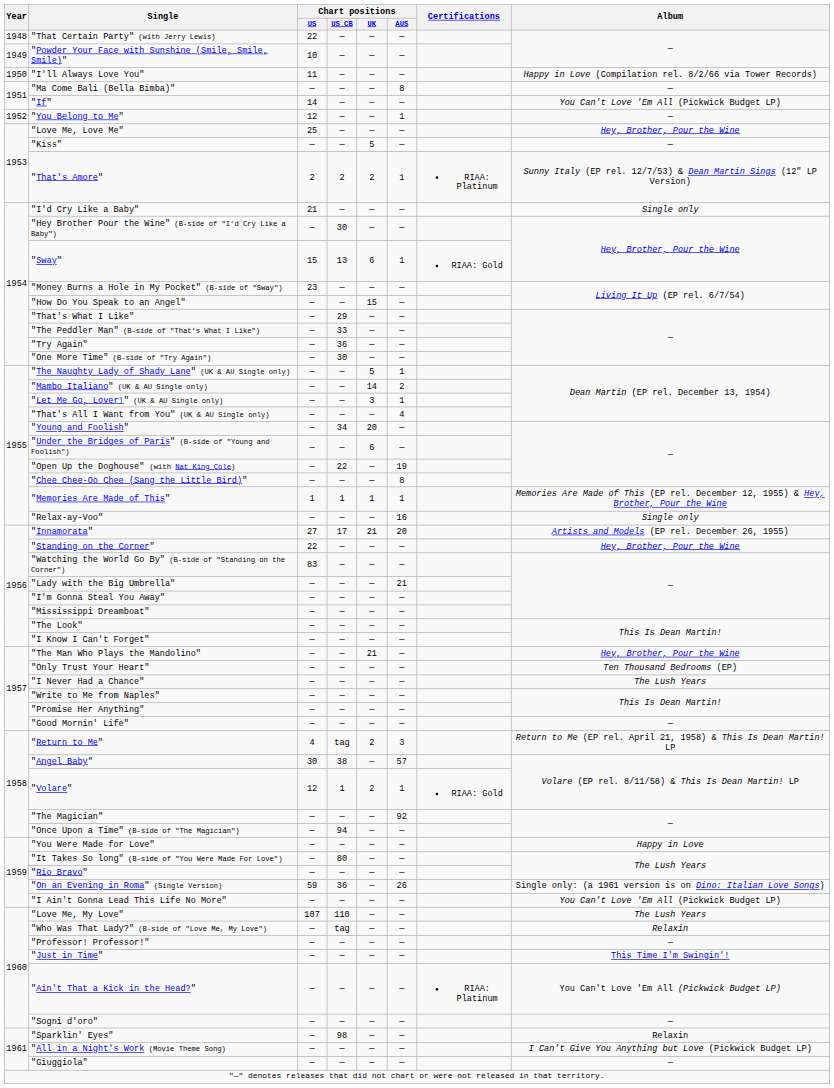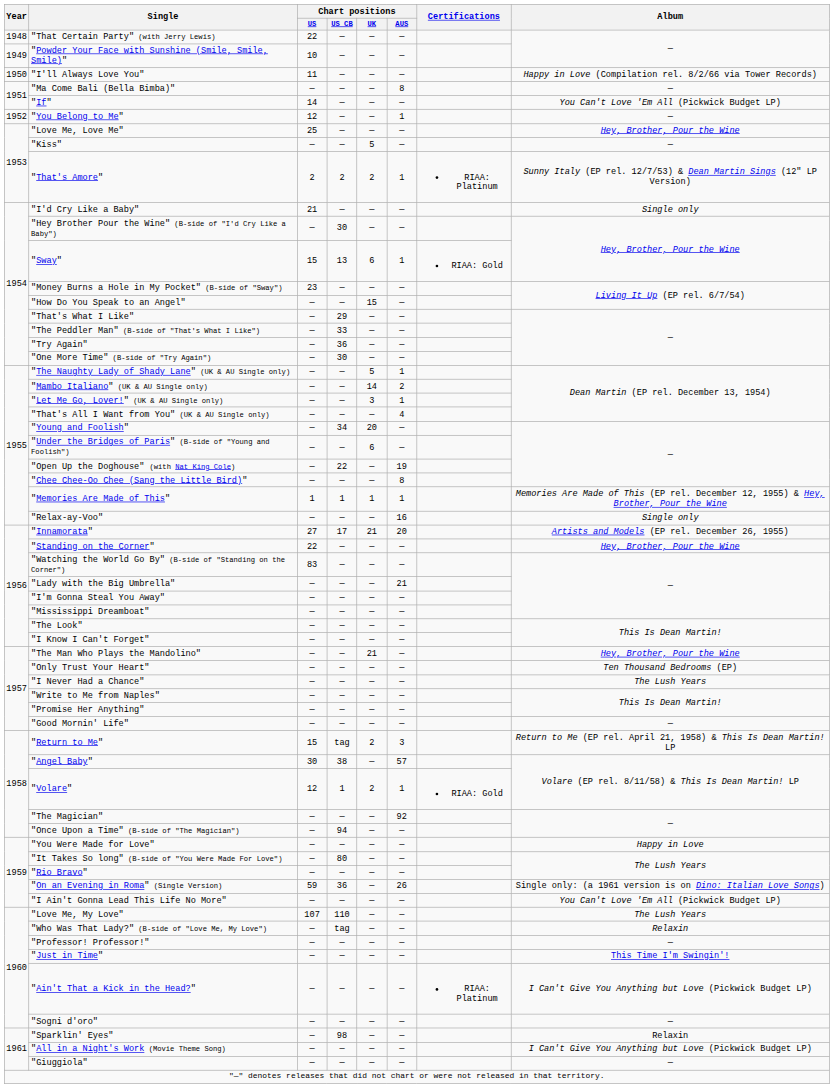(312, 743) 4 -> (312, 743) 15
(670, 989) You Can't Love 'Em All (Pickwick Budget LP) -> (670, 989) I Can't Give You Anything but Love (Pickwick Budget LP)
